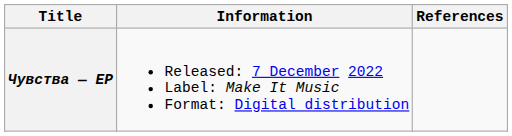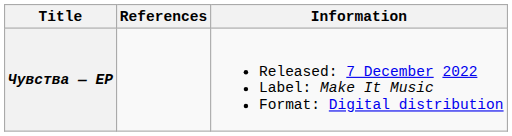columns swapped: (265, 16) <-> (460, 16)
